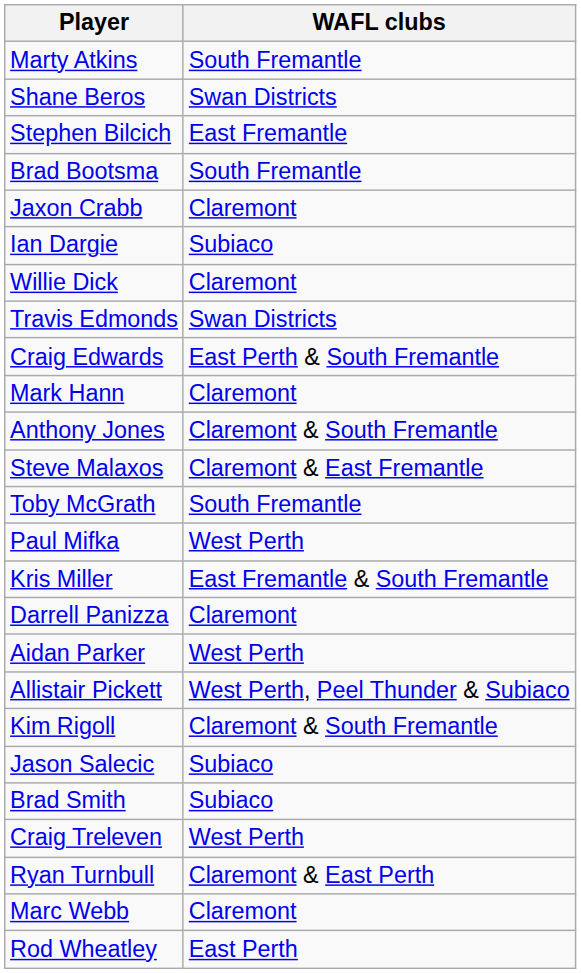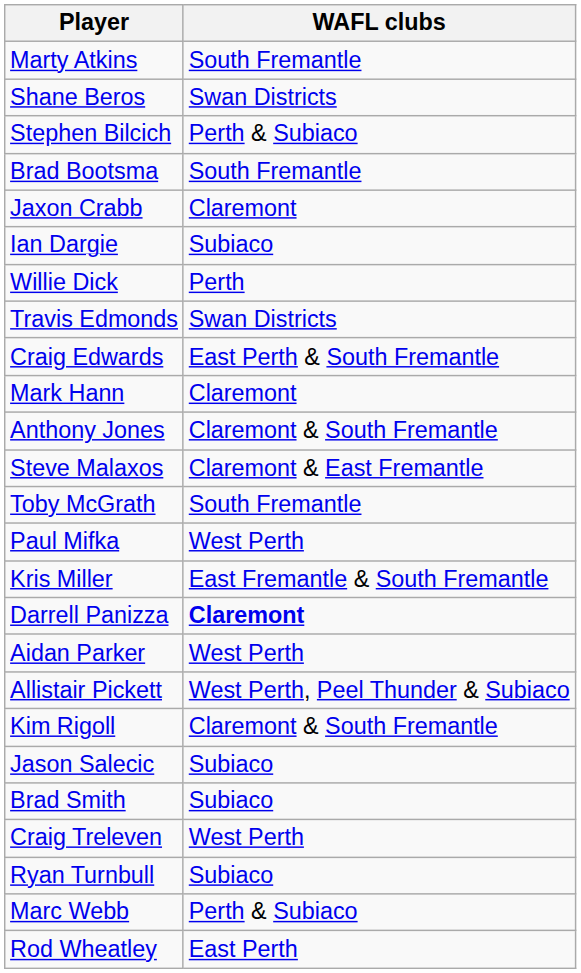(268, 134) East Fremantle -> (273, 134) Perth & Subiaco
(243, 282) Claremont -> (217, 282) Perth
(243, 615) normal -> (247, 615) bold
(311, 875) Claremont & East Perth -> (231, 875) Subiaco
(243, 912) Claremont -> (273, 912) Perth & Subiaco
